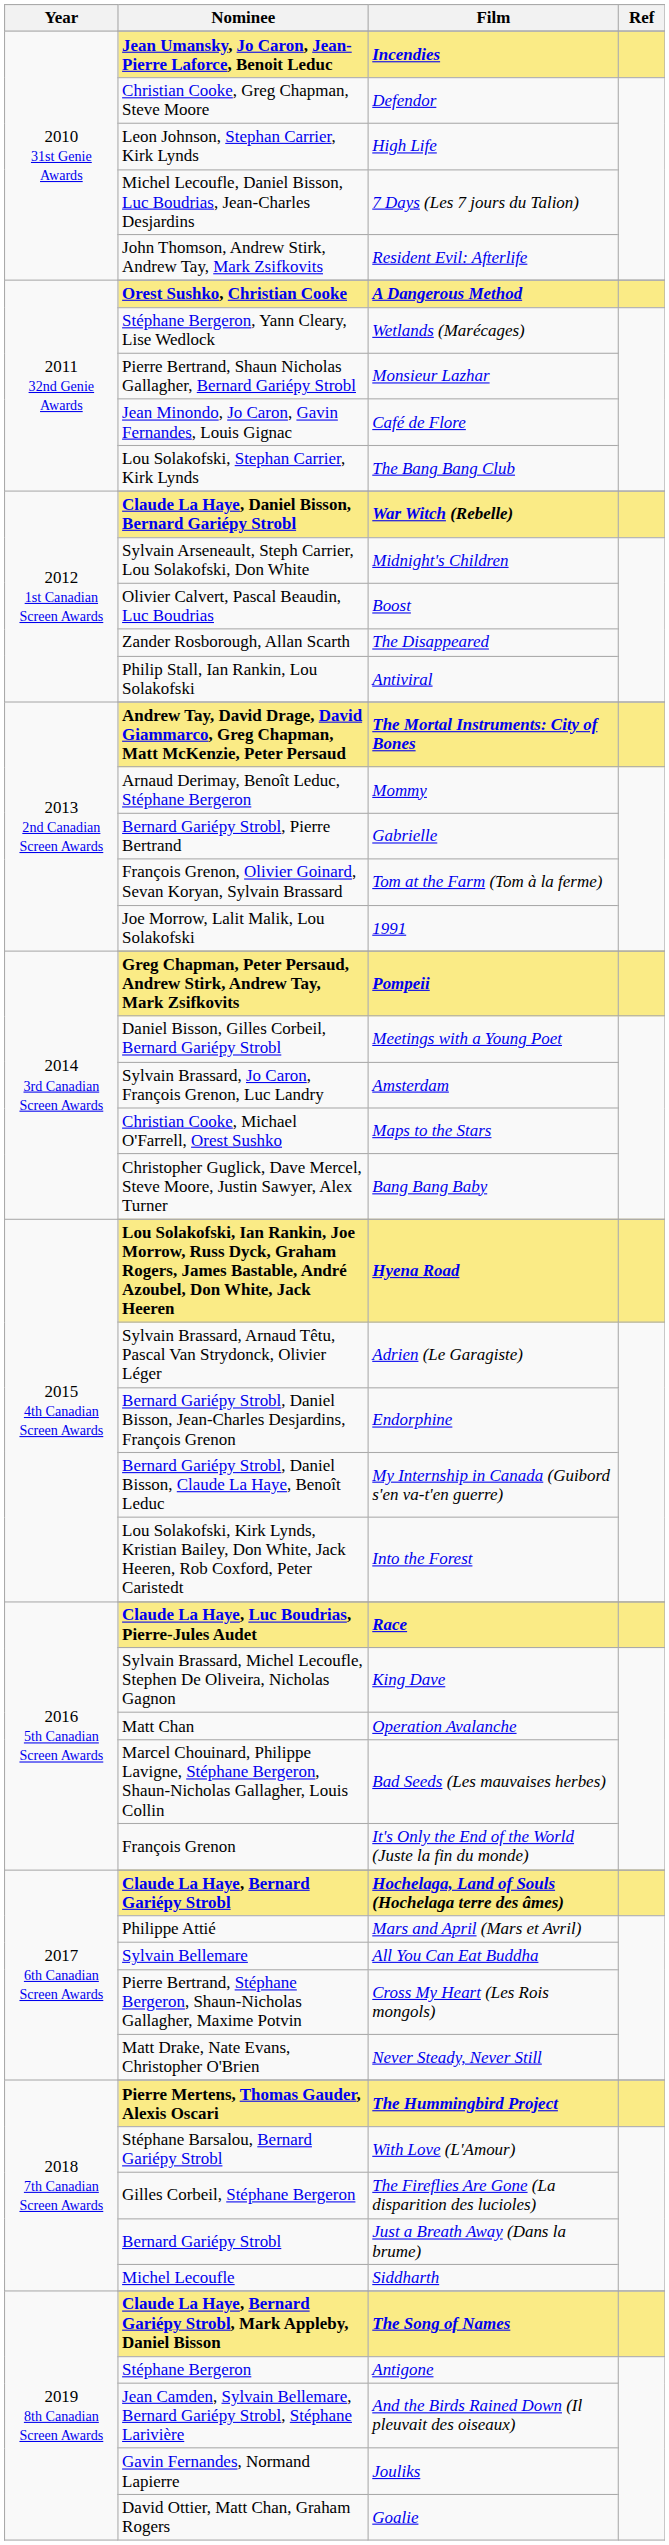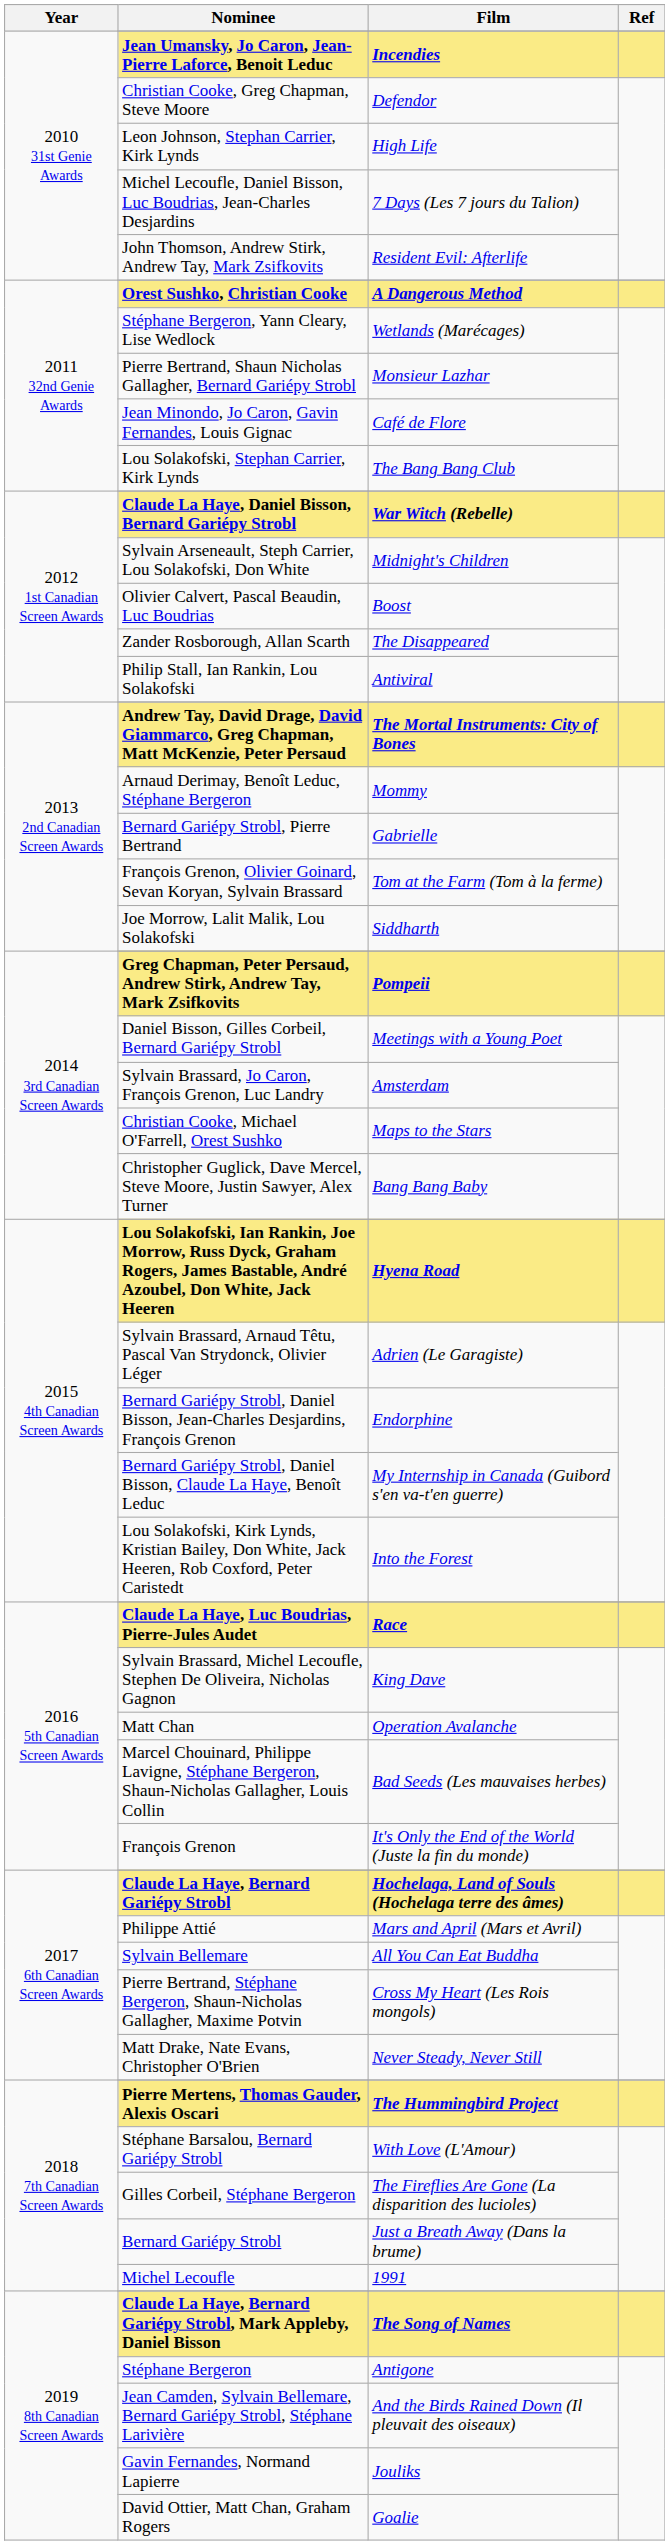(389, 927) 1991 -> (406, 927) Siddharth
(406, 2277) Siddharth -> (389, 2277) 1991
